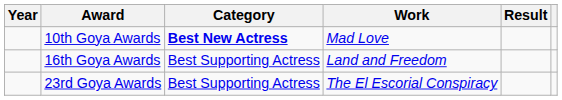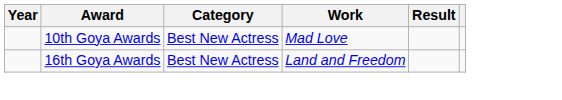(228, 38) bold -> (223, 38) normal
(244, 60) Best Supporting Actress -> (223, 60) Best New Actress
- row: (103, 83)
